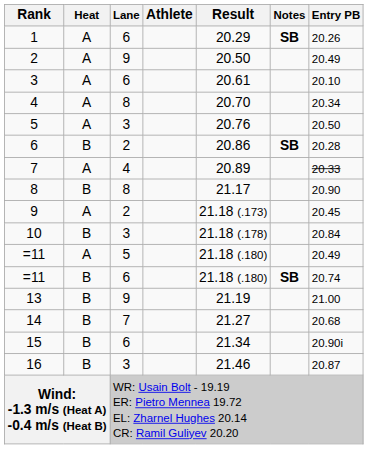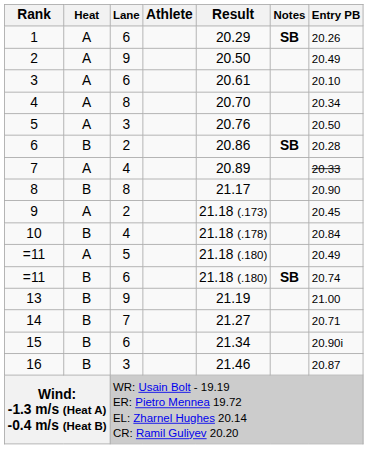(126, 233) 3 -> (126, 233) 4
(326, 321) 20.68 -> (326, 321) 20.71
